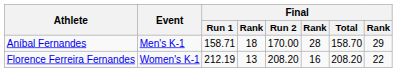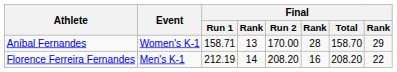(162, 44) Men's K-1 -> (170, 44) Women's K-1
(251, 44) 18 -> (251, 44) 13
(170, 60) Women's K-1 -> (162, 60) Men's K-1
(251, 60) 13 -> (251, 60) 14
